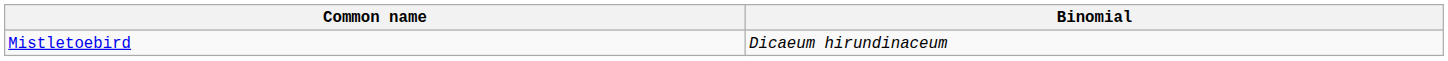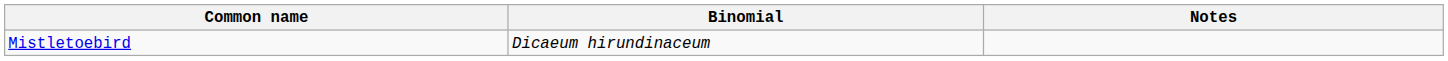+ column: (1213, 17)
